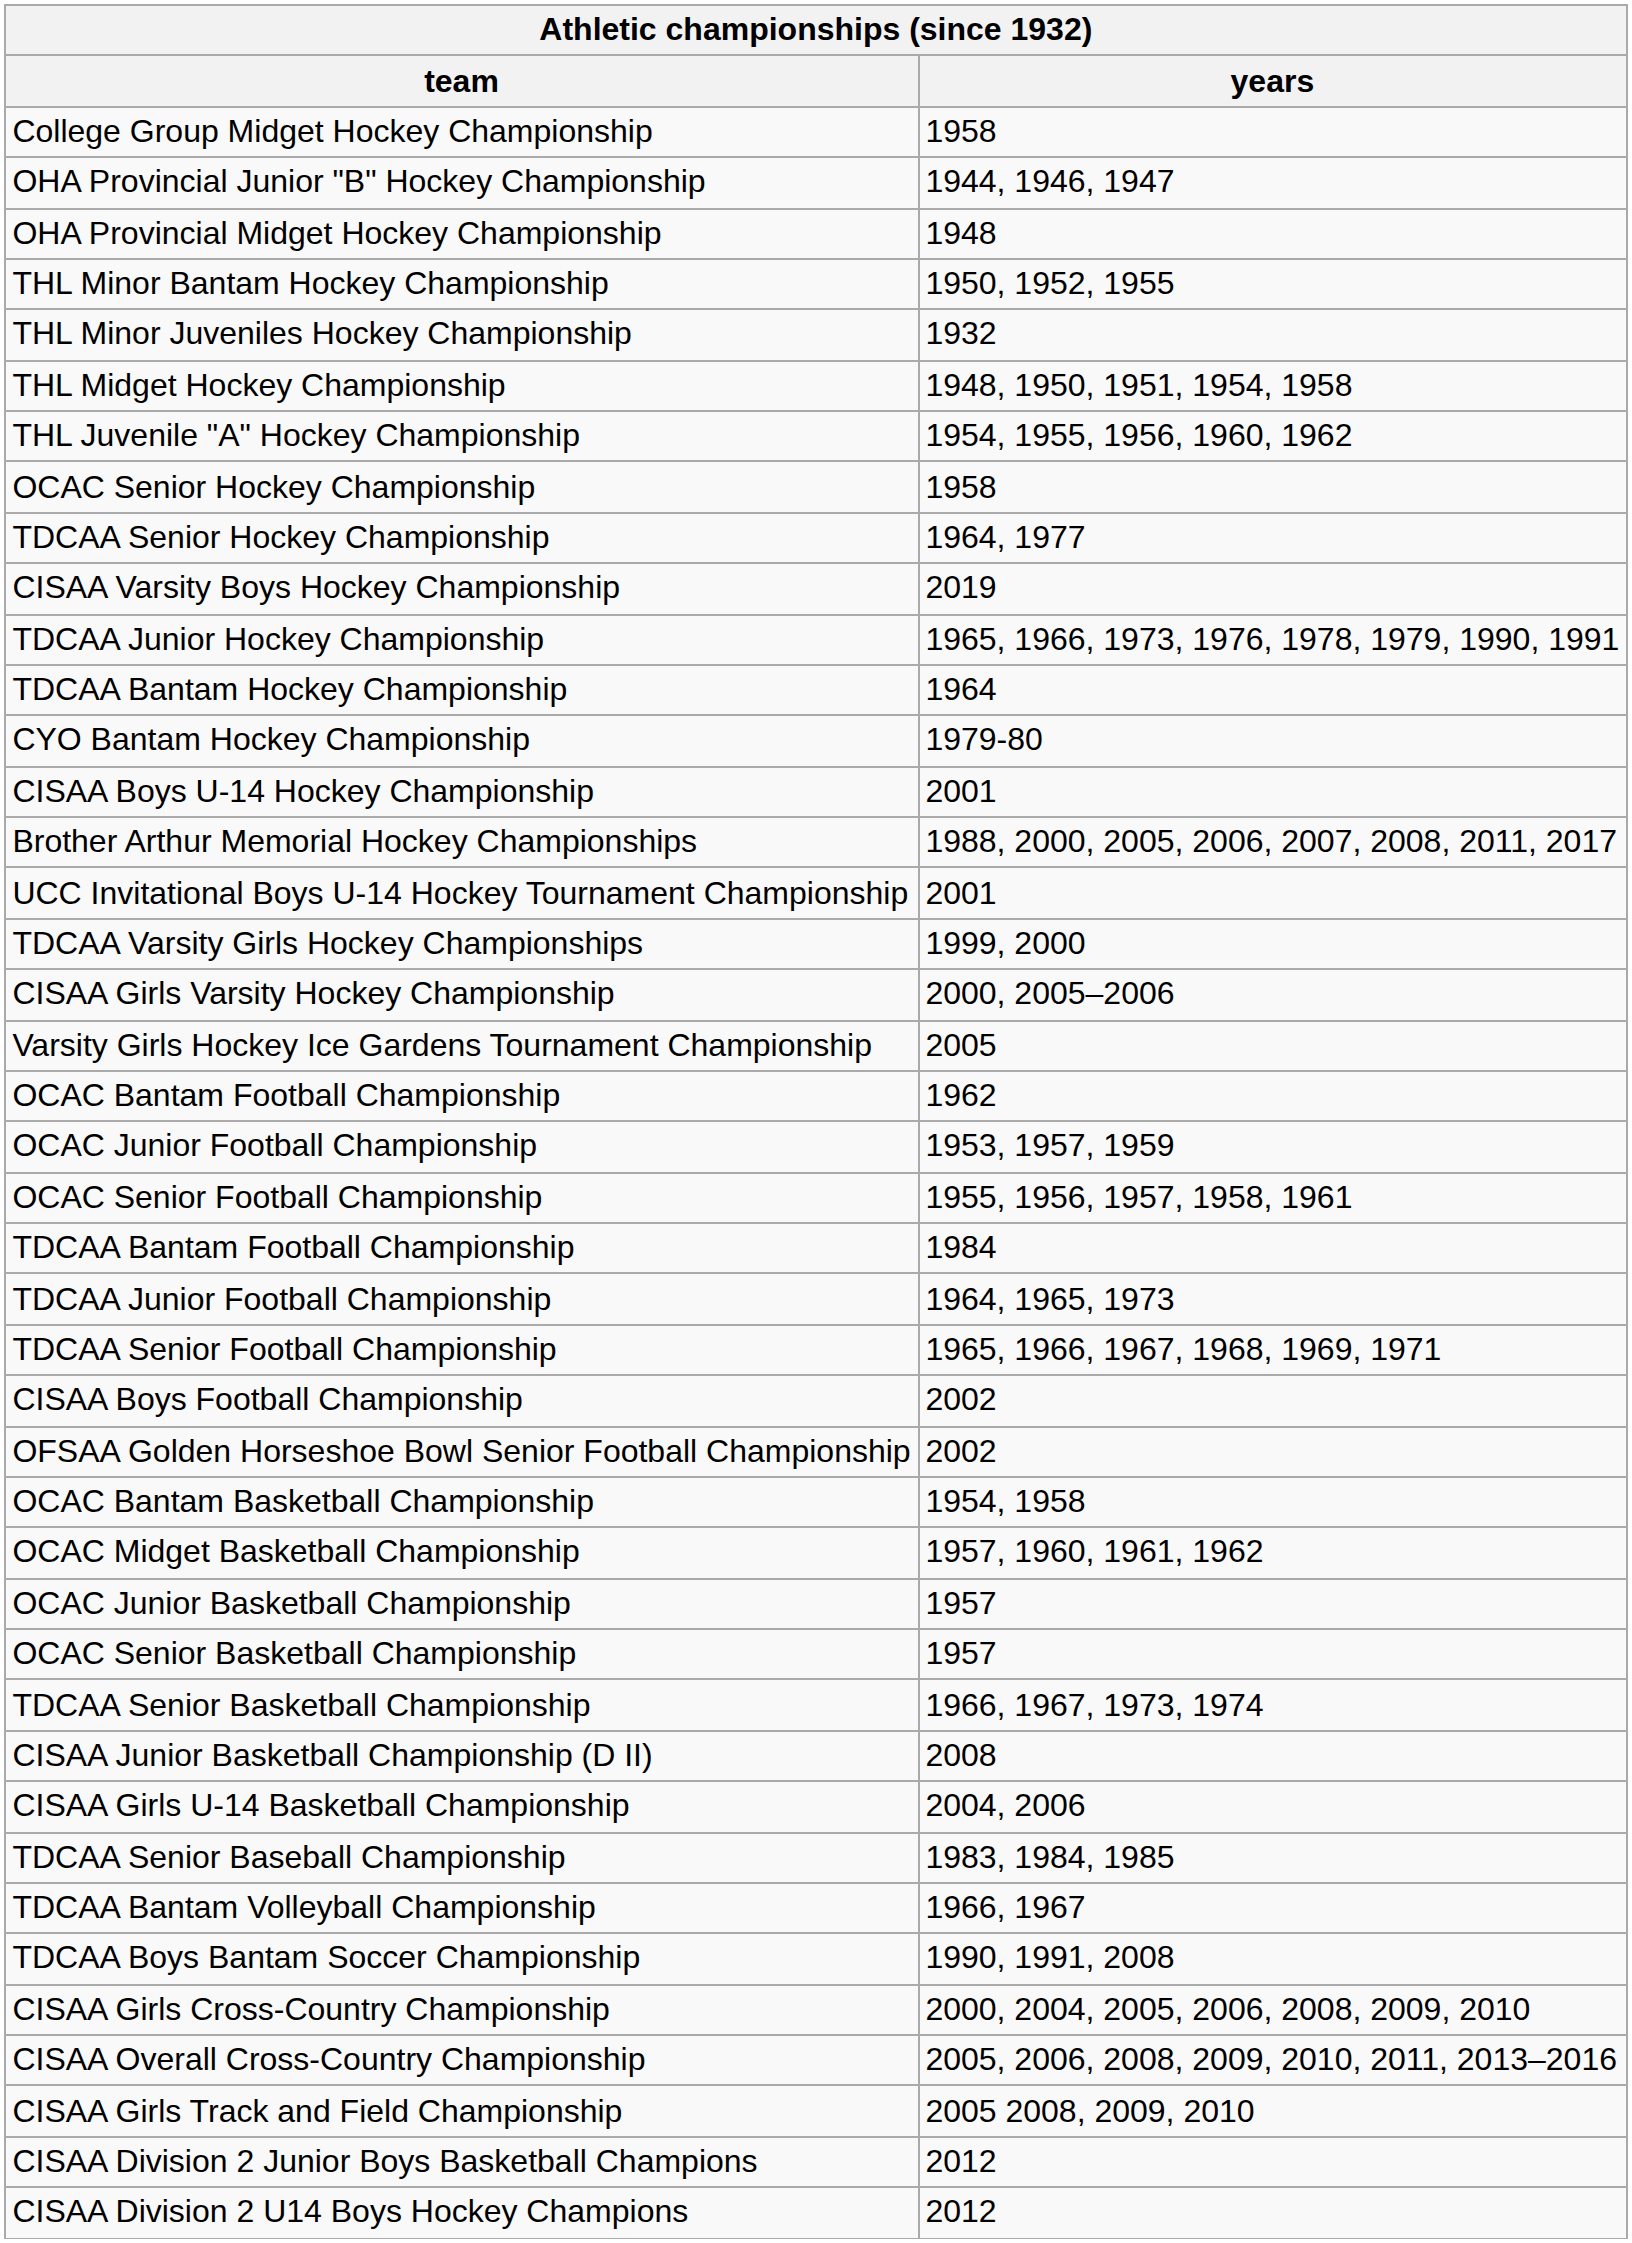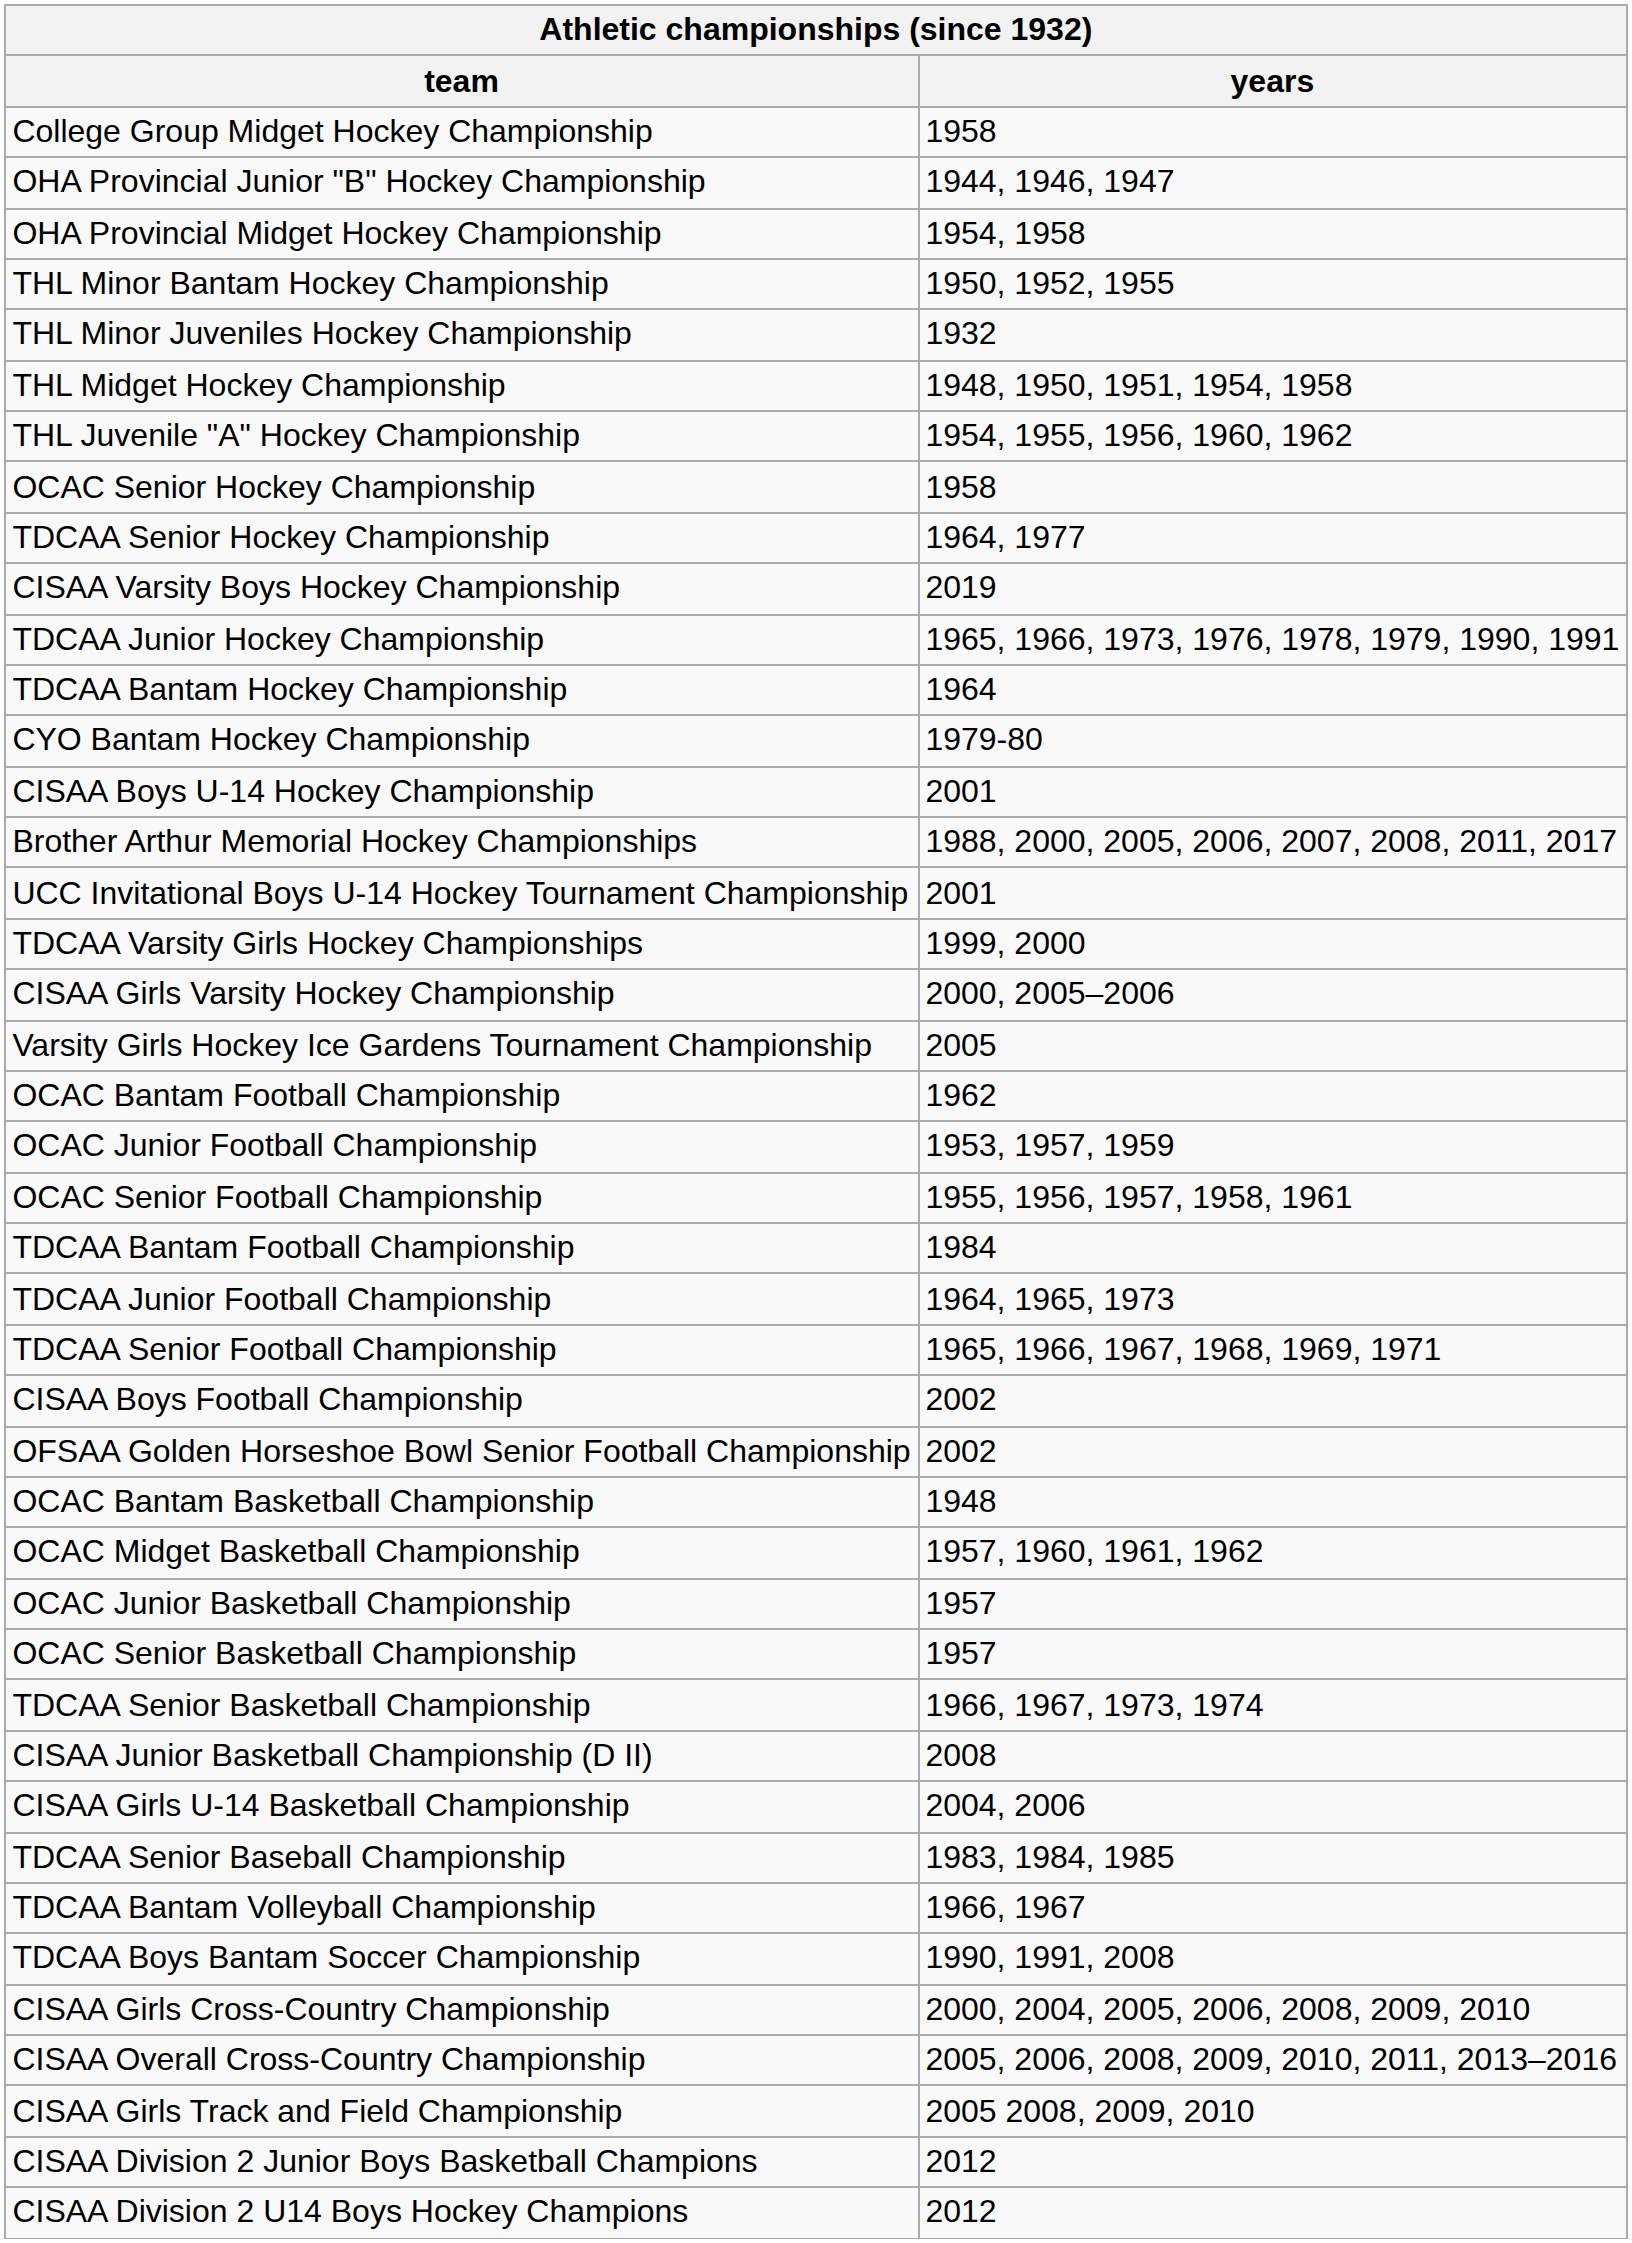(961, 232) 1948 -> (1005, 232) 1954, 1958
(1005, 1501) 1954, 1958 -> (961, 1501) 1948
